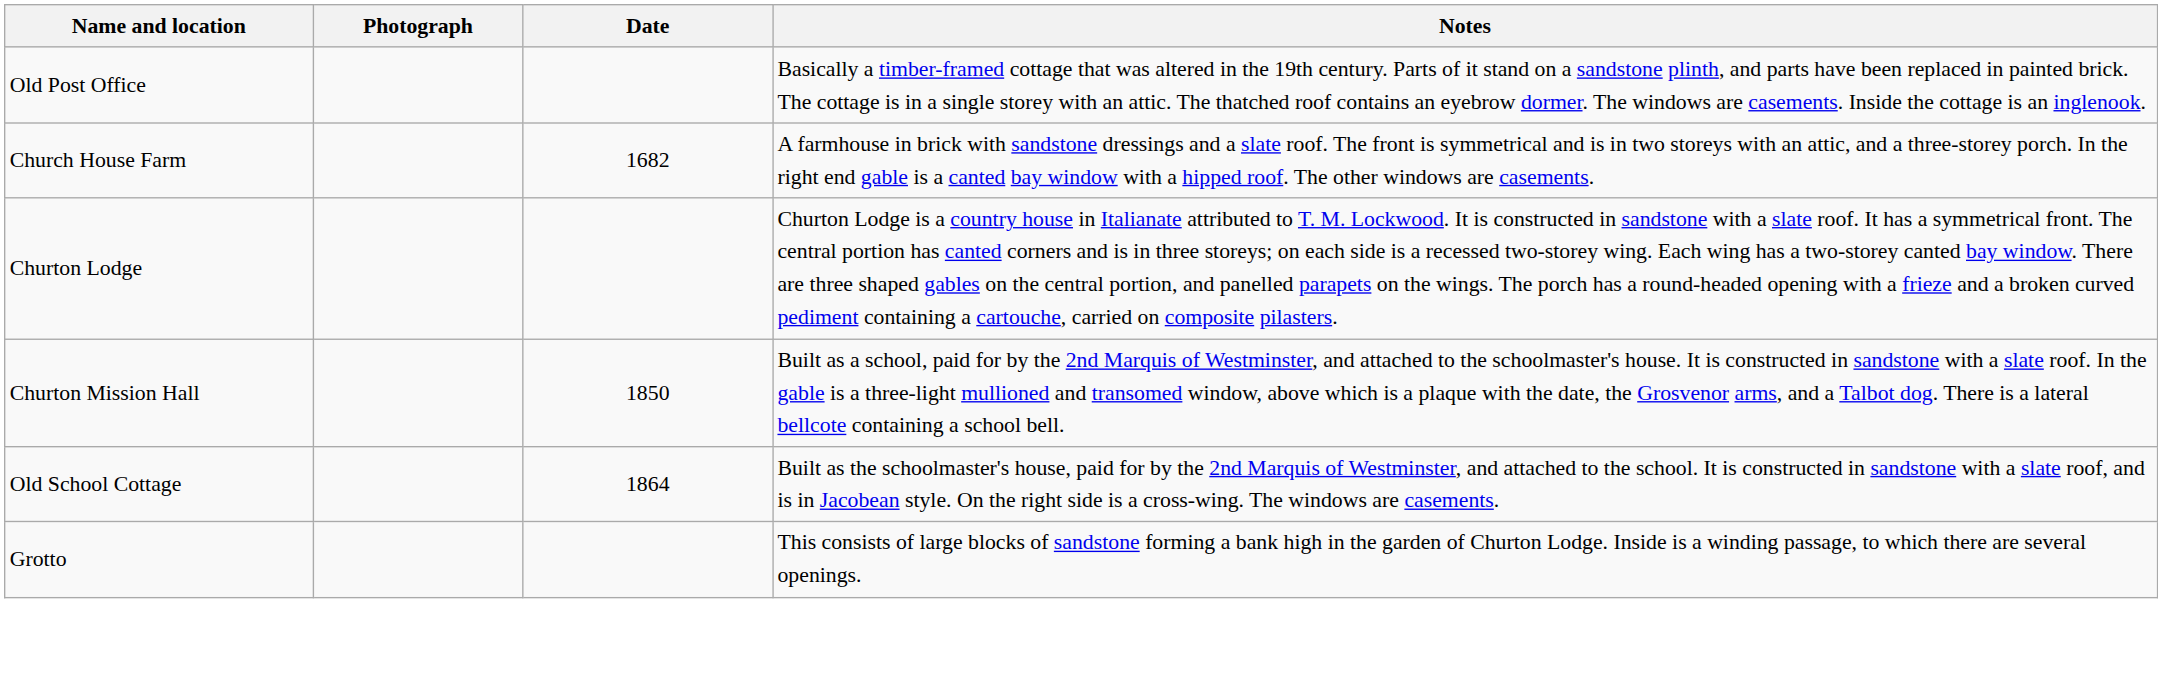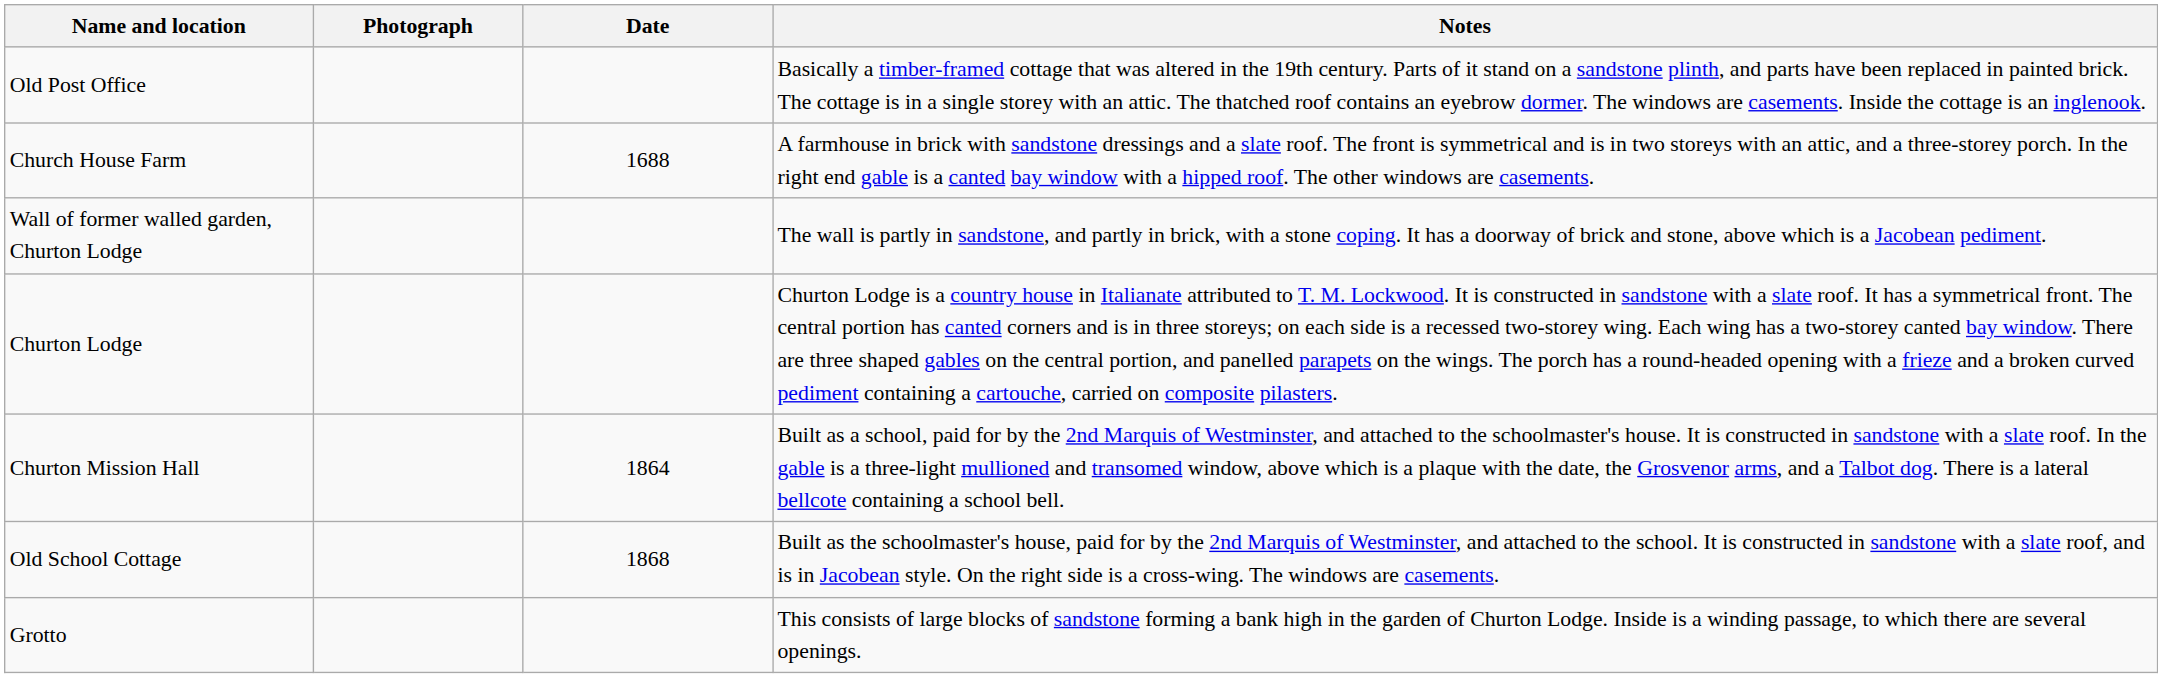(648, 160) 1682 -> (648, 160) 1688
+ row: (141, 235)
(648, 392) 1850 -> (648, 467) 1864
(648, 483) 1864 -> (648, 559) 1868
